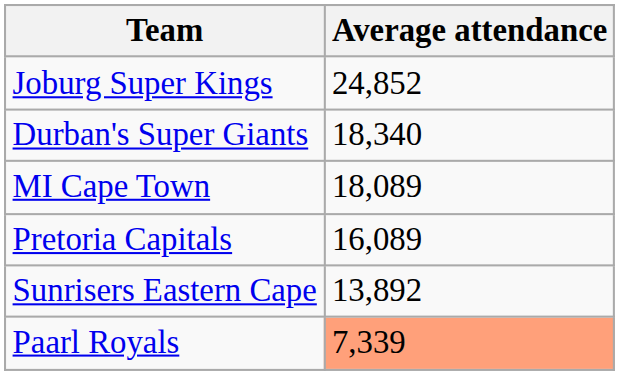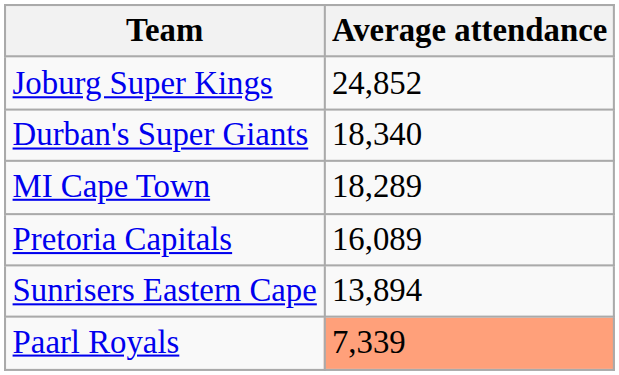(377, 186) 18,089 -> (377, 186) 18,289
(377, 290) 13,892 -> (377, 290) 13,894
